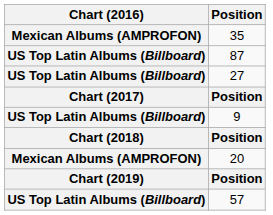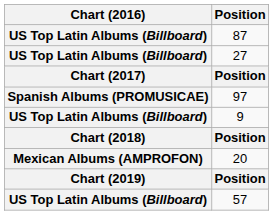- row: (237, 35)
+ row: (240, 96)
